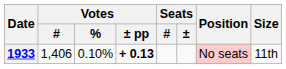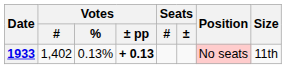(56, 53) 1,406 -> (56, 53) 1,402
(95, 53) 0.10% -> (95, 53) 0.13%
